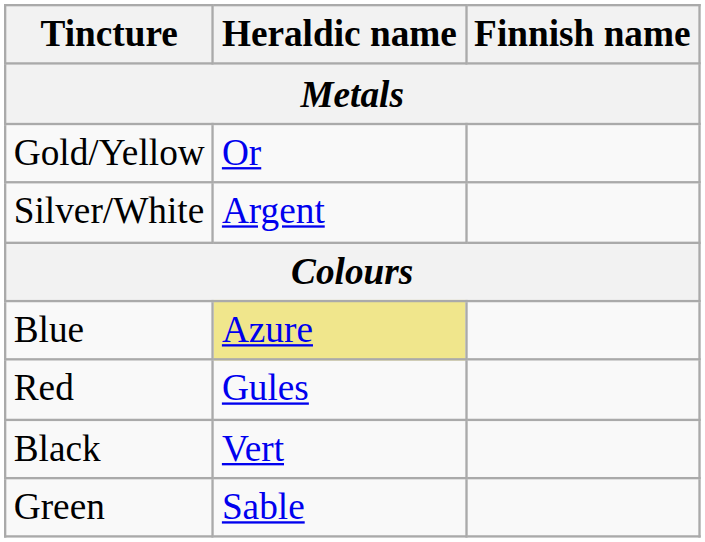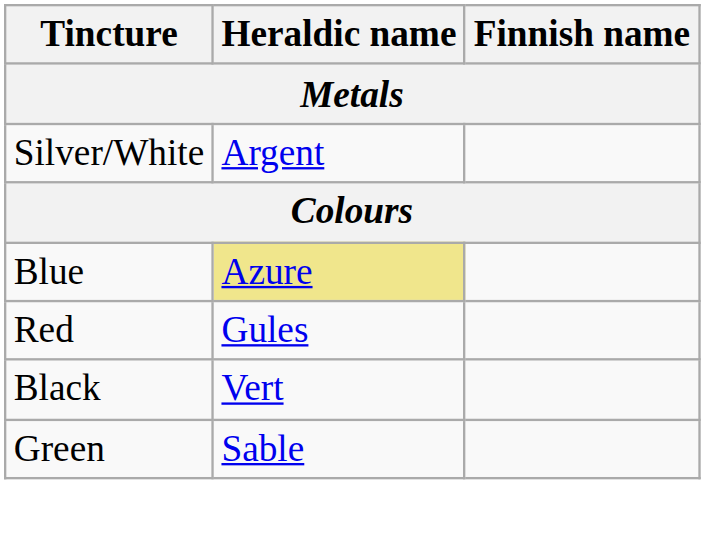- row: (109, 152)
